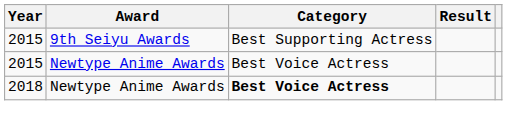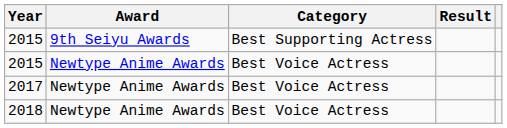+ row: (26, 88)
(310, 88) bold -> (310, 111) normal
